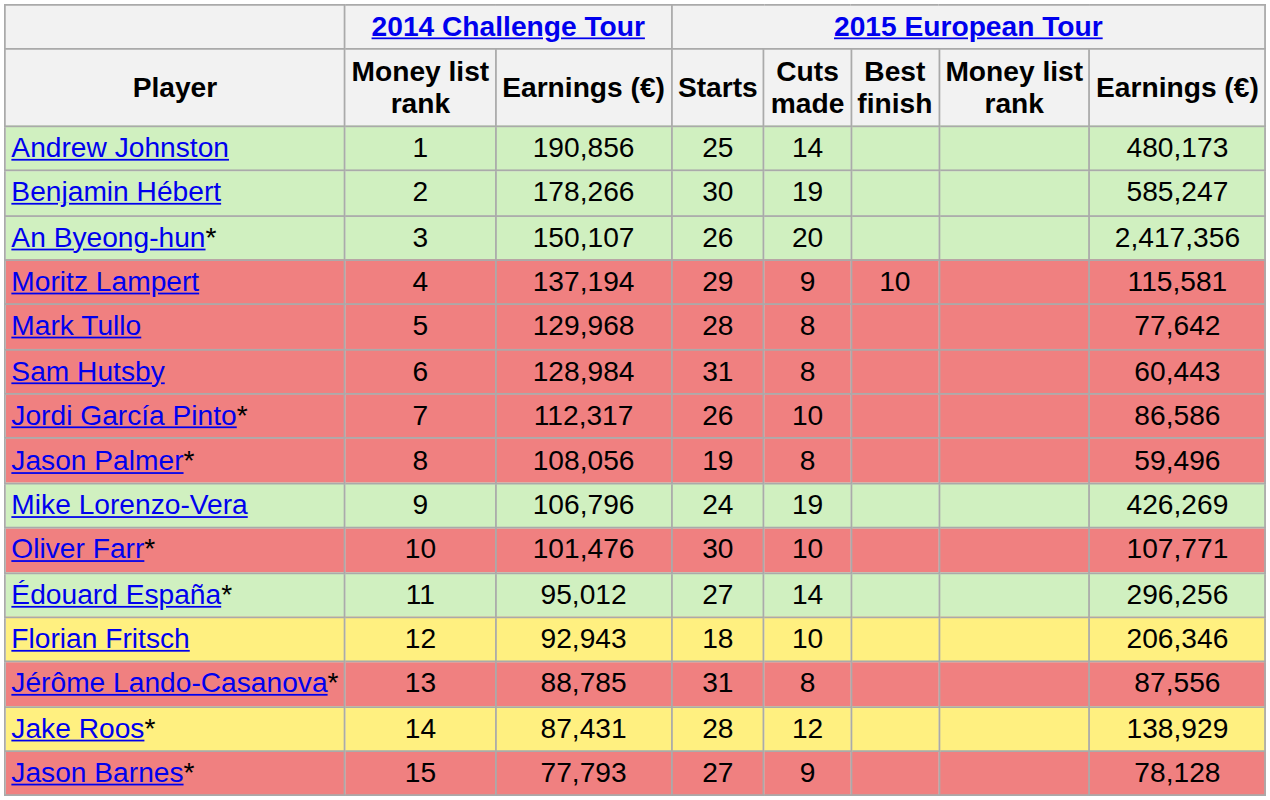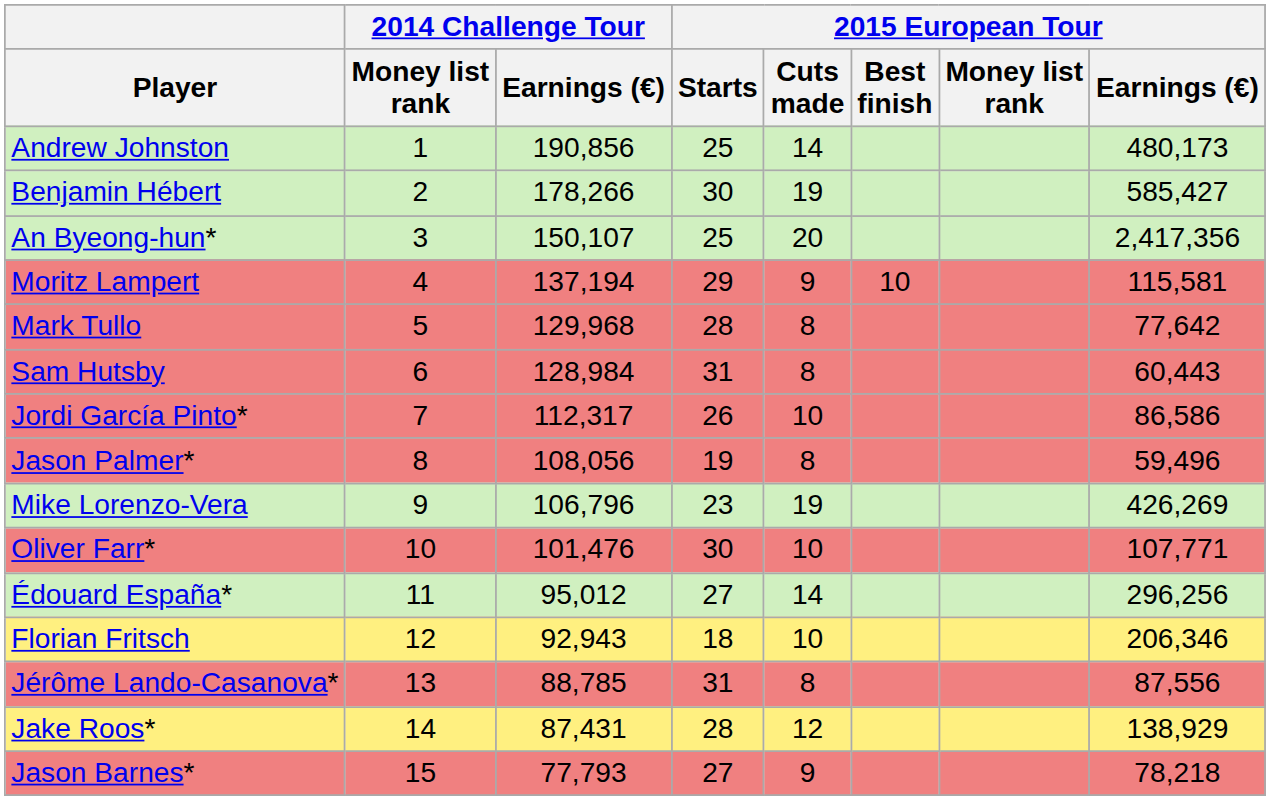(1177, 192) 585,247 -> (1177, 192) 585,427
(718, 237) 26 -> (718, 237) 25
(718, 505) 24 -> (718, 505) 23
(1177, 773) 78,128 -> (1177, 773) 78,218
